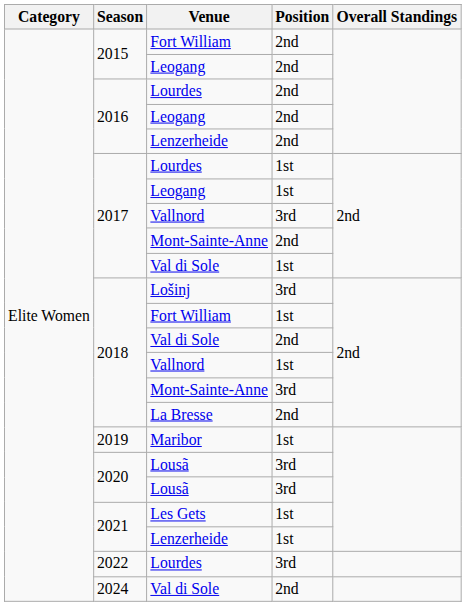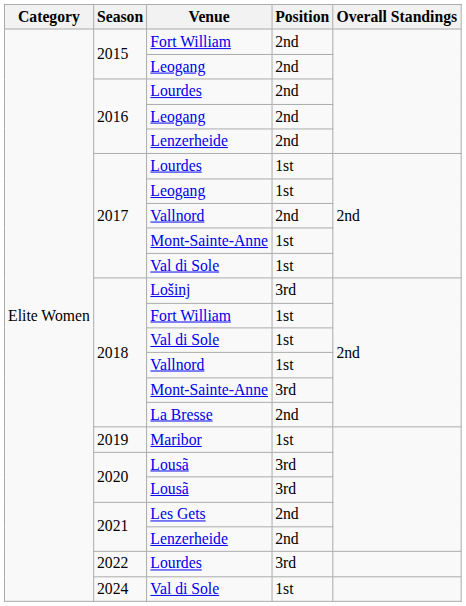(286, 215) 3rd -> (287, 215) 2nd
(287, 240) 2nd -> (284, 240) 1st
(287, 340) 2nd -> (284, 340) 1st
(284, 514) 1st -> (287, 514) 2nd
(284, 539) 1st -> (287, 539) 2nd
(287, 588) 2nd -> (284, 588) 1st
